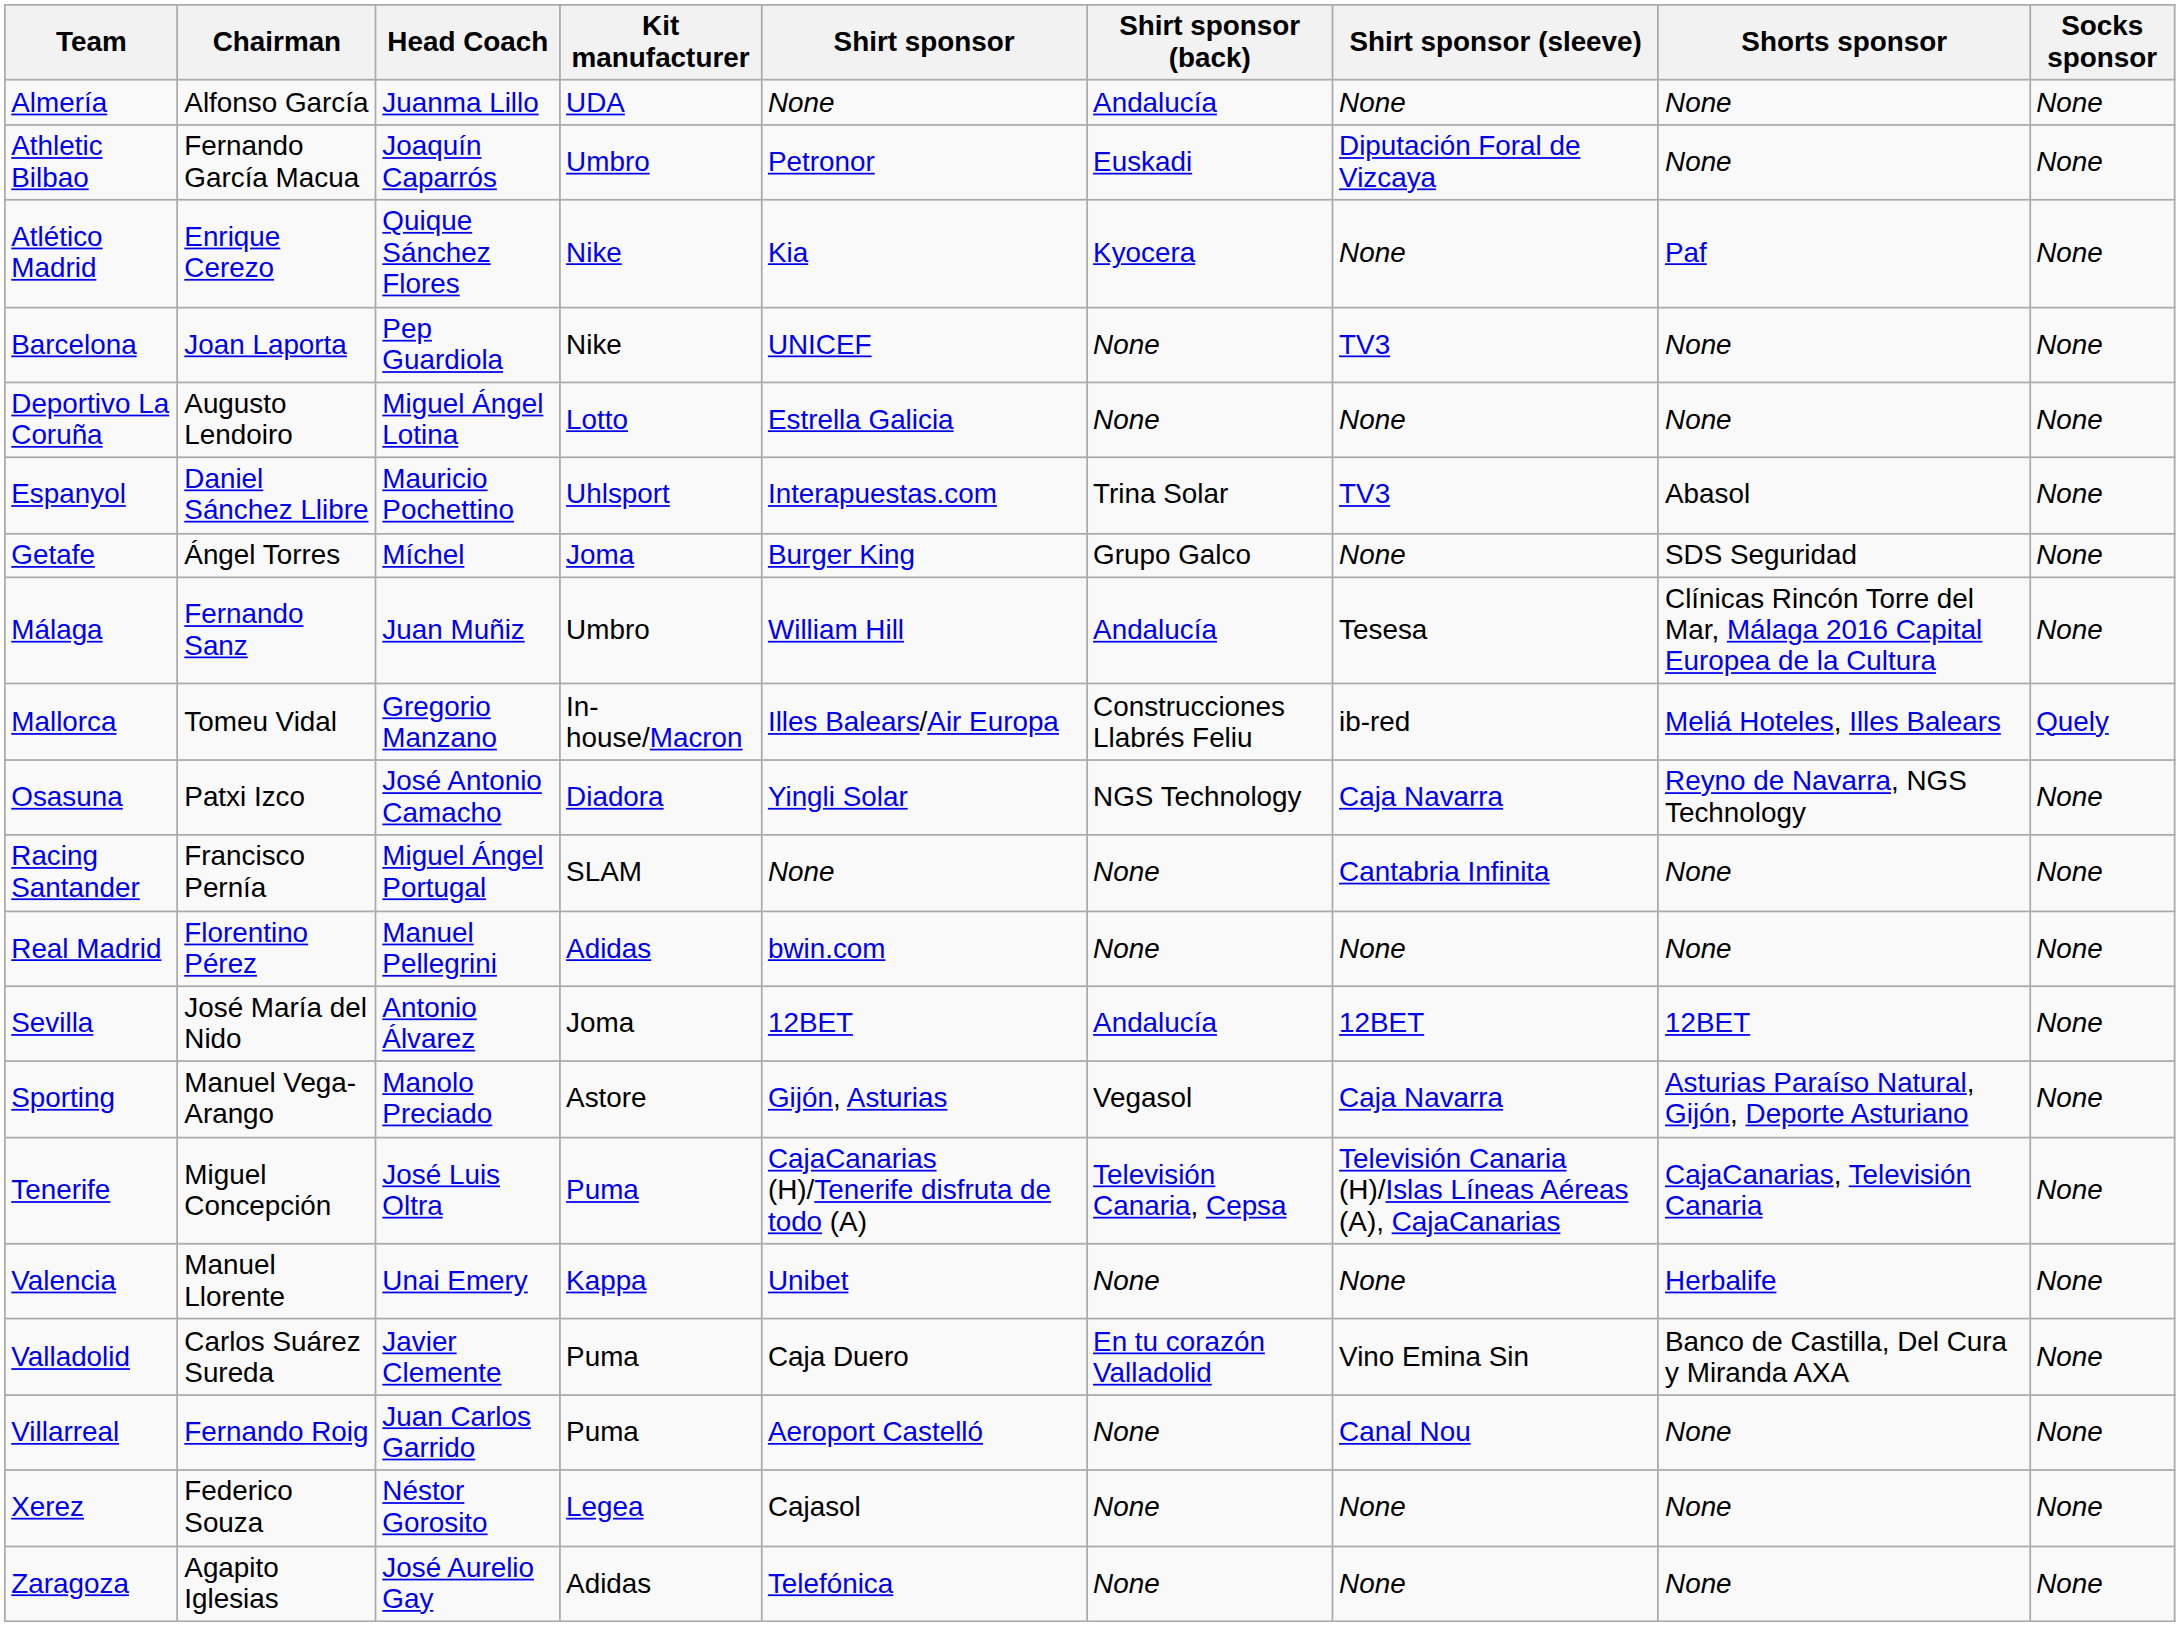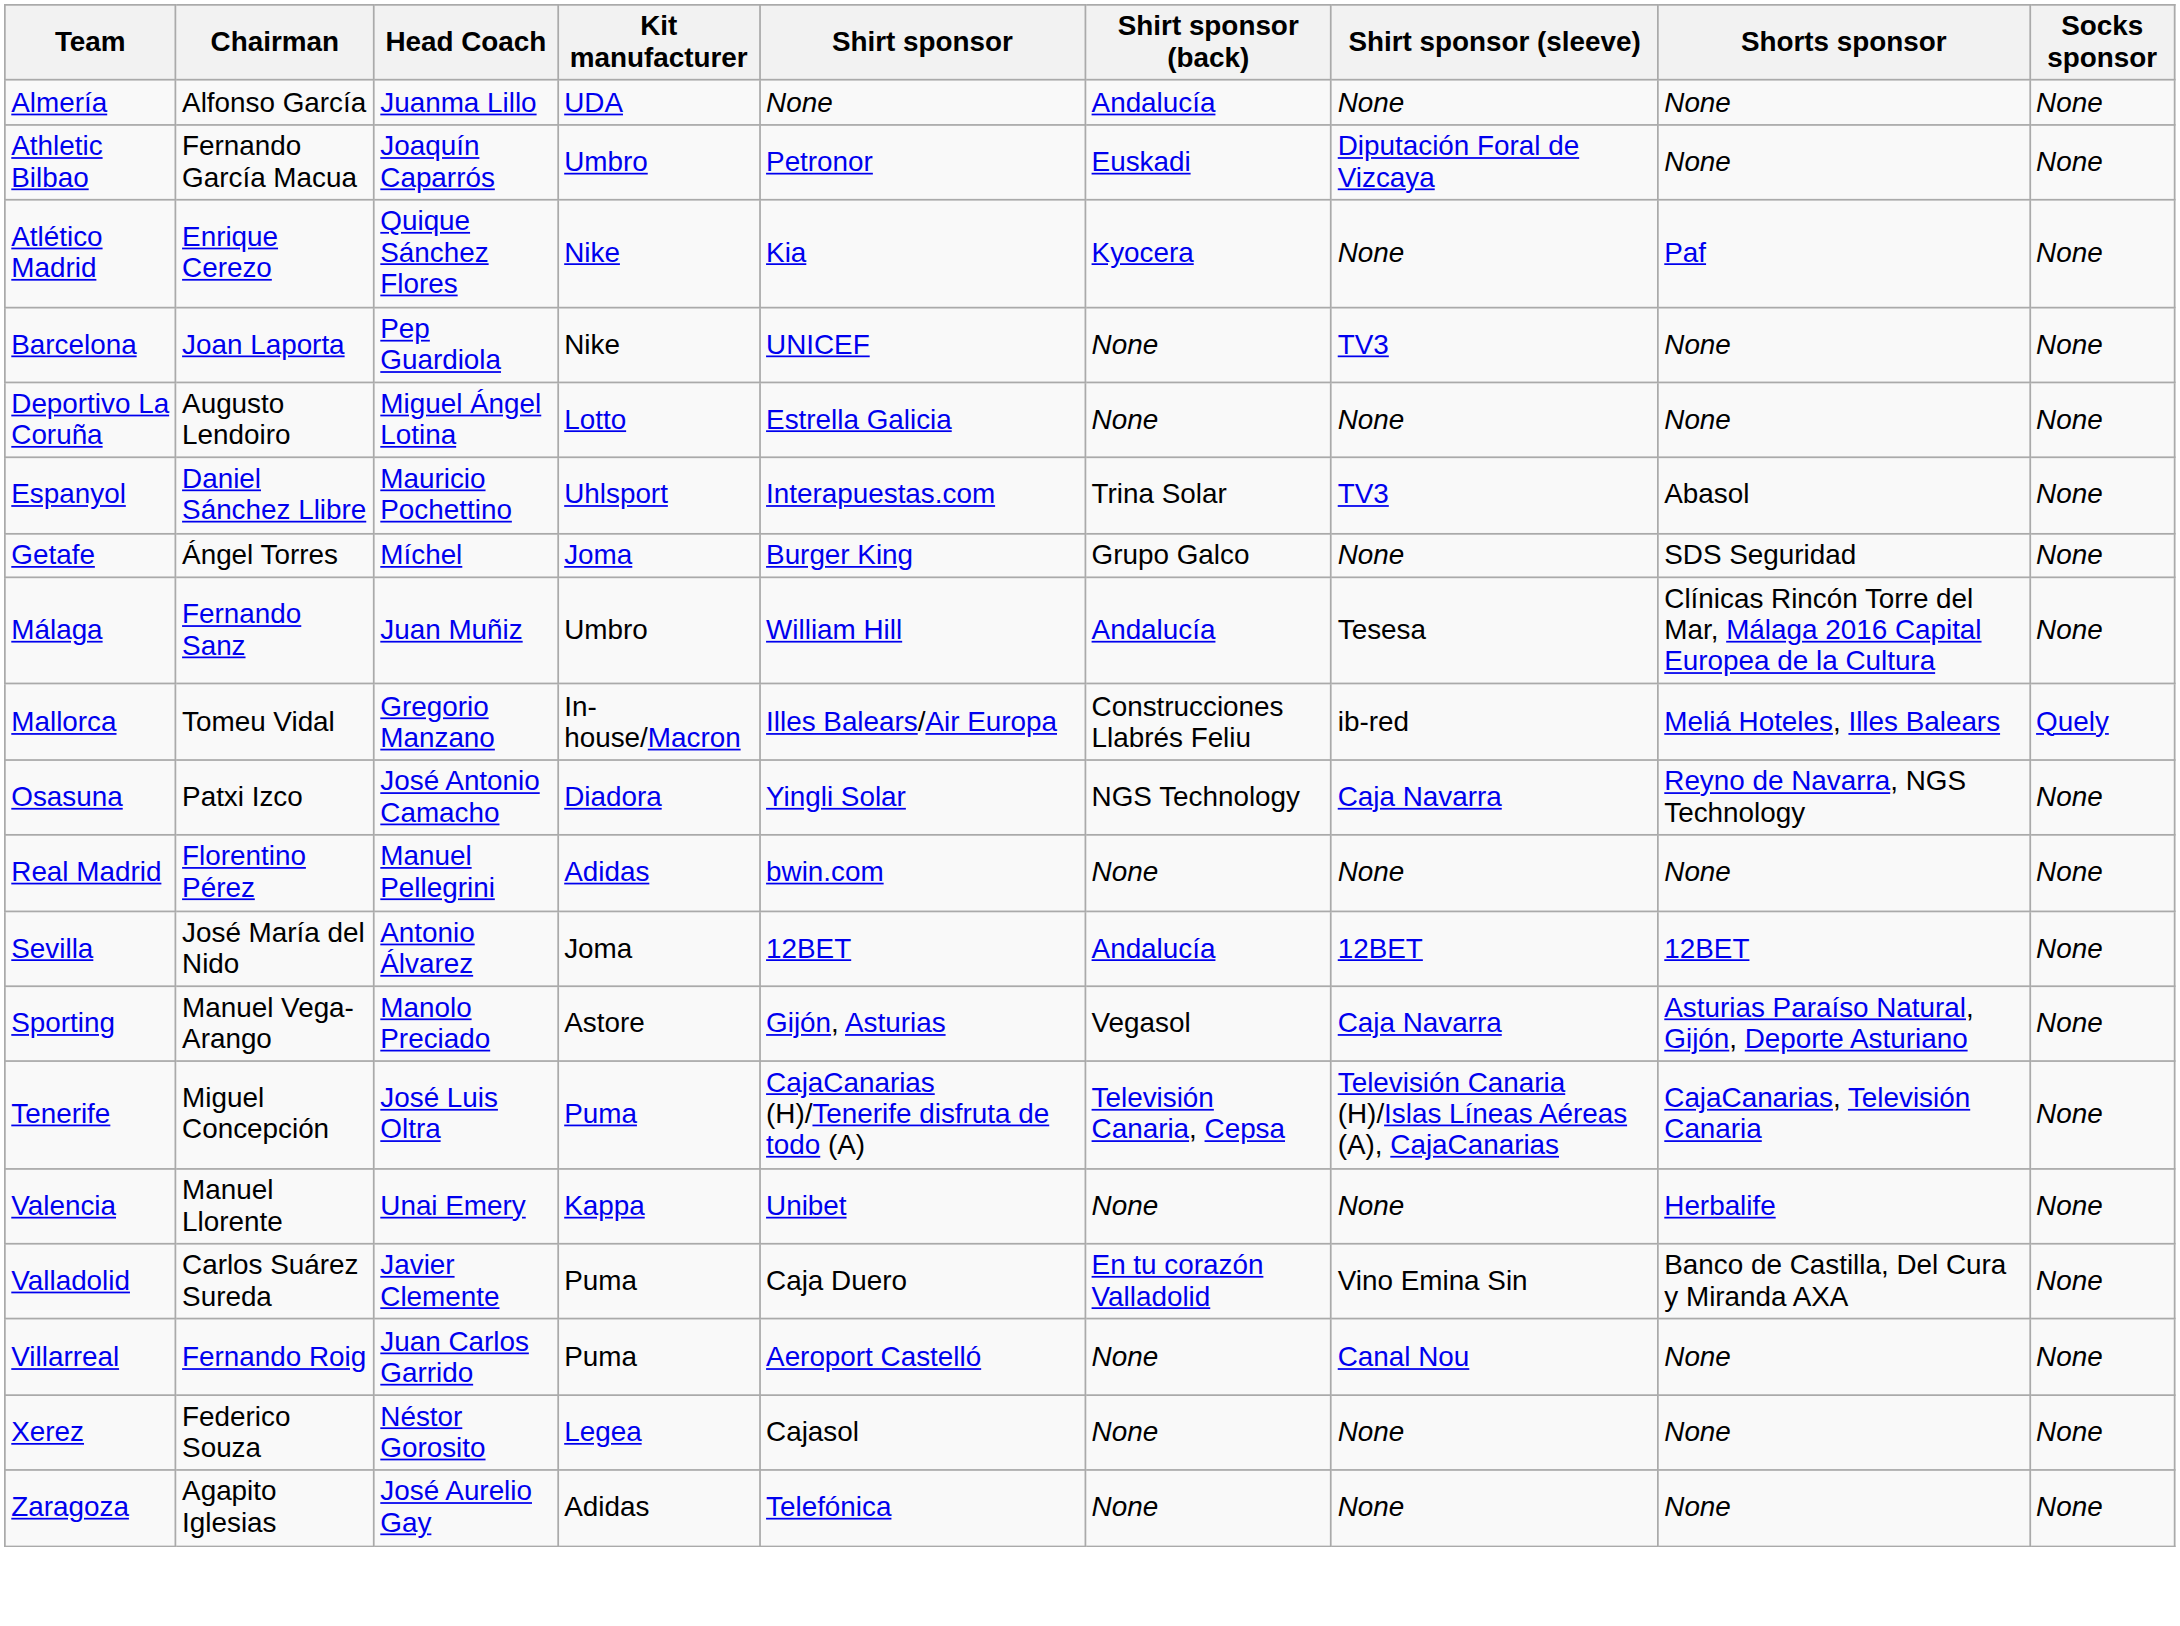- row: (76, 872)
